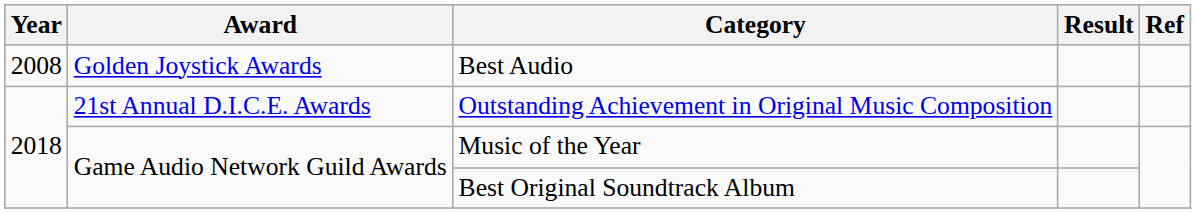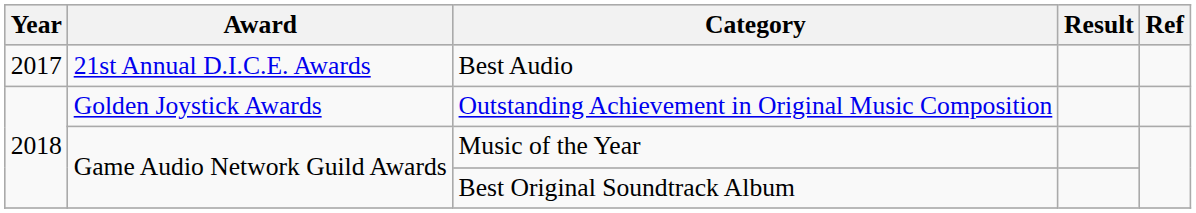(36, 65) 2008 -> (36, 65) 2017
(198, 65) Golden Joystick Awards -> (222, 65) 21st Annual D.I.C.E. Awards
(222, 106) 21st Annual D.I.C.E. Awards -> (198, 106) Golden Joystick Awards
